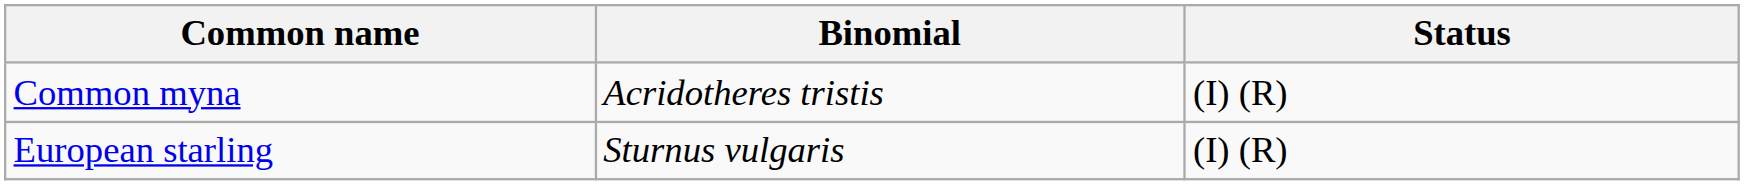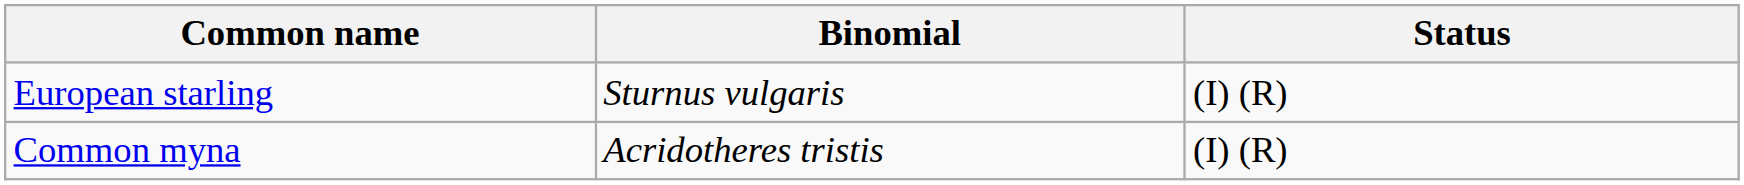rows swapped: (143, 149) <-> (127, 91)
